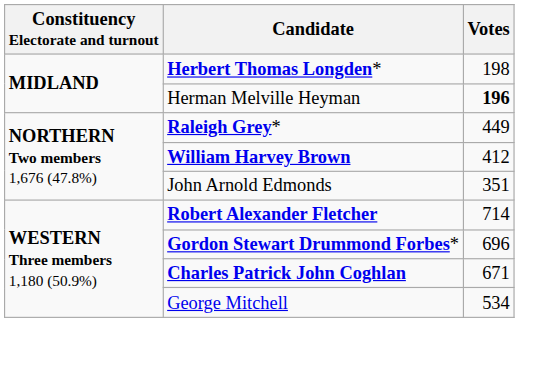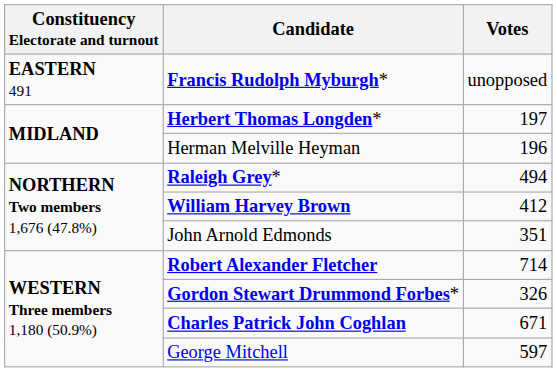+ row: (278, 79)
(496, 68) 198 -> (533, 118) 197
(496, 98) bold -> (533, 148) normal
(496, 127) 449 -> (533, 177) 494
(496, 244) 696 -> (533, 293) 326
(496, 302) 534 -> (533, 352) 597
